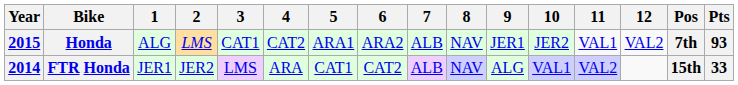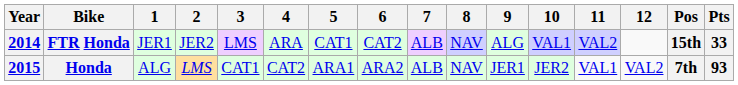rows swapped: (89, 67) <-> (89, 42)
